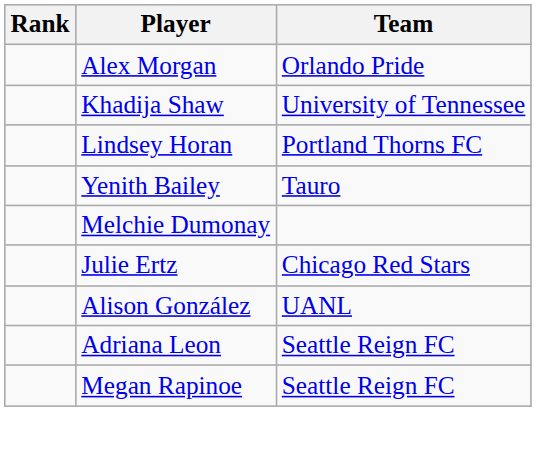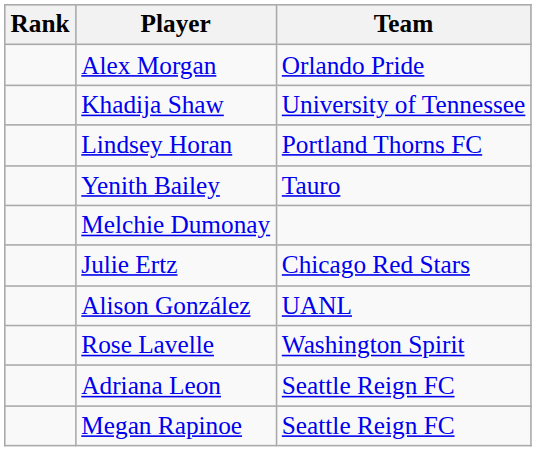+ row: (148, 345)
